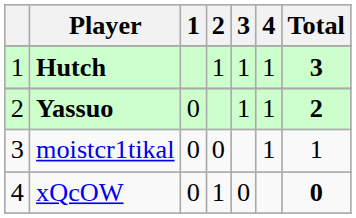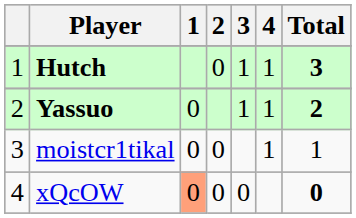(218, 66) 1 -> (218, 66) 0
(193, 191) no background -> (193, 191) lightsalmon background
(218, 191) 1 -> (218, 191) 0
